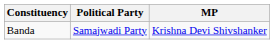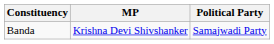columns swapped: (209, 13) <-> (110, 13)
